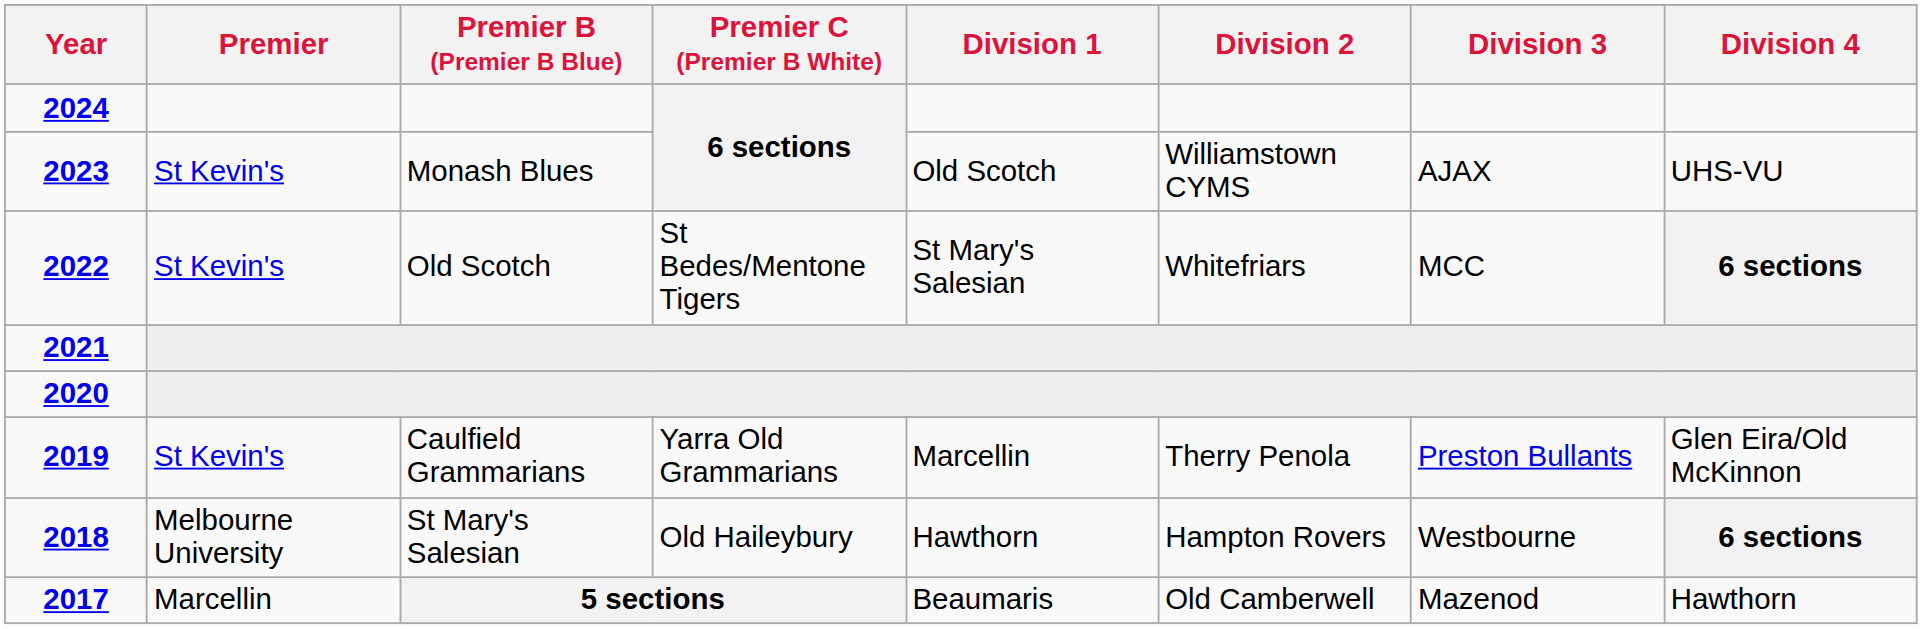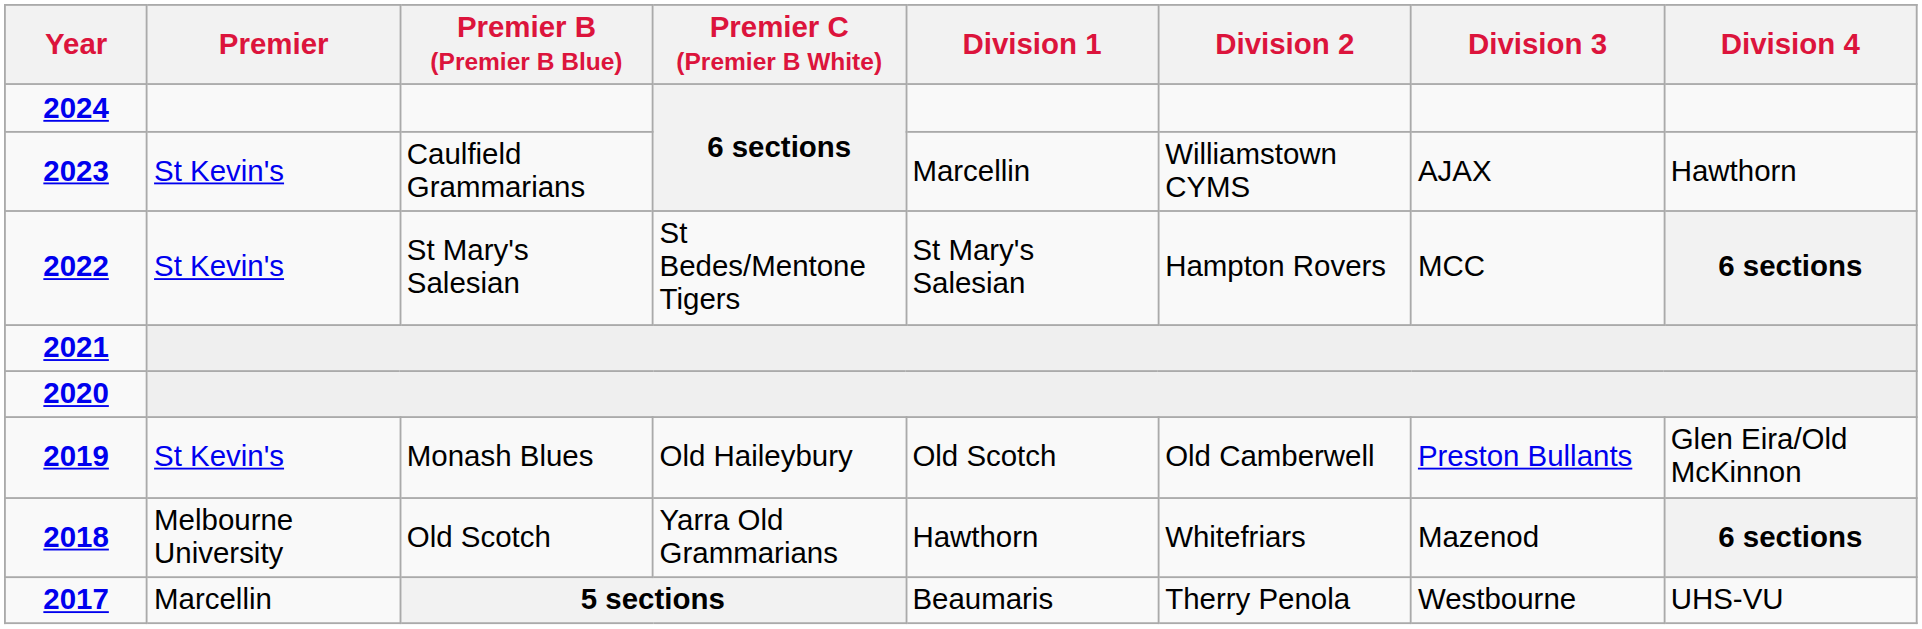(500, 170) Monash Blues -> (496, 170) Caulfield Grammarians
(984, 170) Old Scotch -> (971, 170) Marcellin
(1727, 170) UHS-VU -> (1734, 170) Hawthorn
(479, 267) Old Scotch -> (468, 267) St Mary's Salesian
(1235, 267) Whitefriars -> (1276, 267) Hampton Rovers
(496, 457) Caulfield Grammarians -> (500, 457) Monash Blues
(749, 457) Yarra Old Grammarians -> (756, 457) Old Haileybury
(971, 457) Marcellin -> (984, 457) Old Scotch
(1258, 457) Therry Penola -> (1270, 457) Old Camberwell
(468, 536) St Mary's Salesian -> (479, 536) Old Scotch
(756, 536) Old Haileybury -> (749, 536) Yarra Old Grammarians
(1276, 536) Hampton Rovers -> (1235, 536) Whitefriars
(1497, 536) Westbourne -> (1478, 536) Mazenod
(1270, 600) Old Camberwell -> (1258, 600) Therry Penola
(1478, 600) Mazenod -> (1497, 600) Westbourne
(1734, 600) Hawthorn -> (1727, 600) UHS-VU
